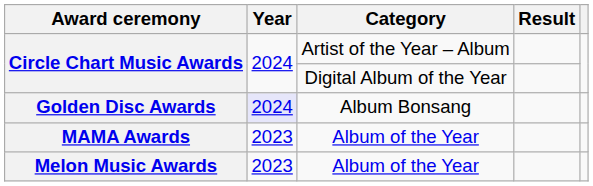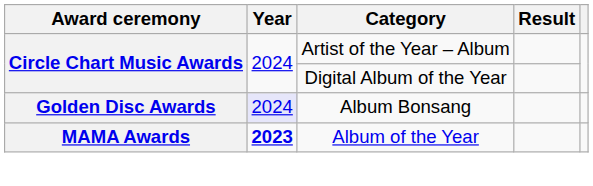(272, 136) normal -> (272, 136) bold
- row: (126, 166)
